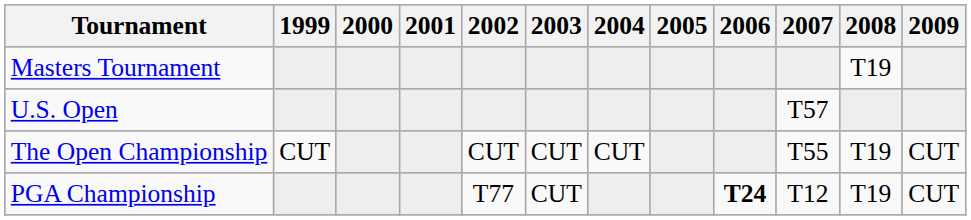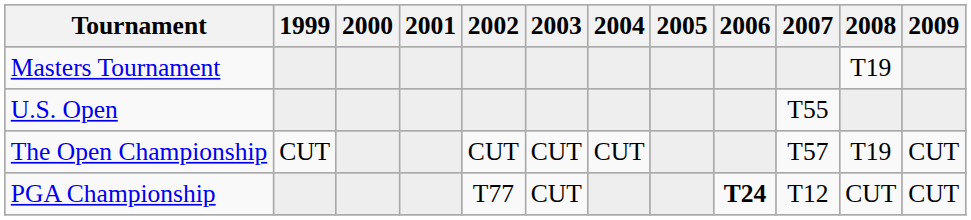(808, 109) T57 -> (808, 109) T55
(808, 152) T55 -> (808, 152) T57
(871, 194) T19 -> (871, 194) CUT
